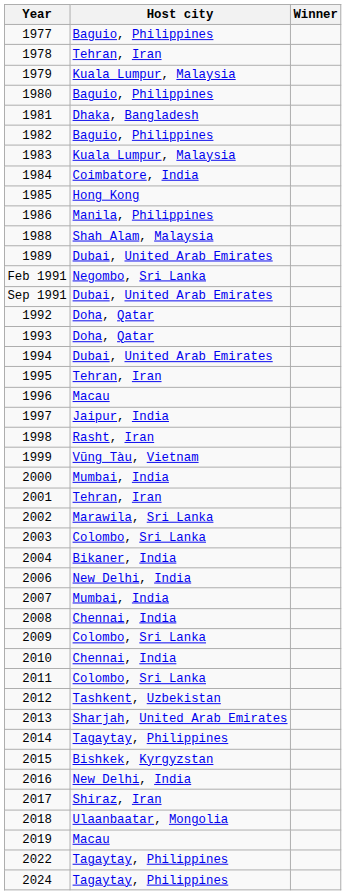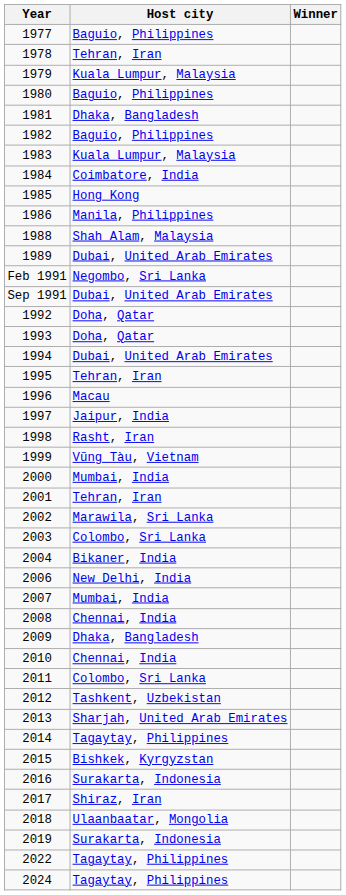(139, 639) Colombo, Sri Lanka -> (136, 639) Dhaka, Bangladesh
(132, 779) New Delhi, India -> (147, 779) Surakarta, Indonesia
(91, 840) Macau -> (147, 840) Surakarta, Indonesia
